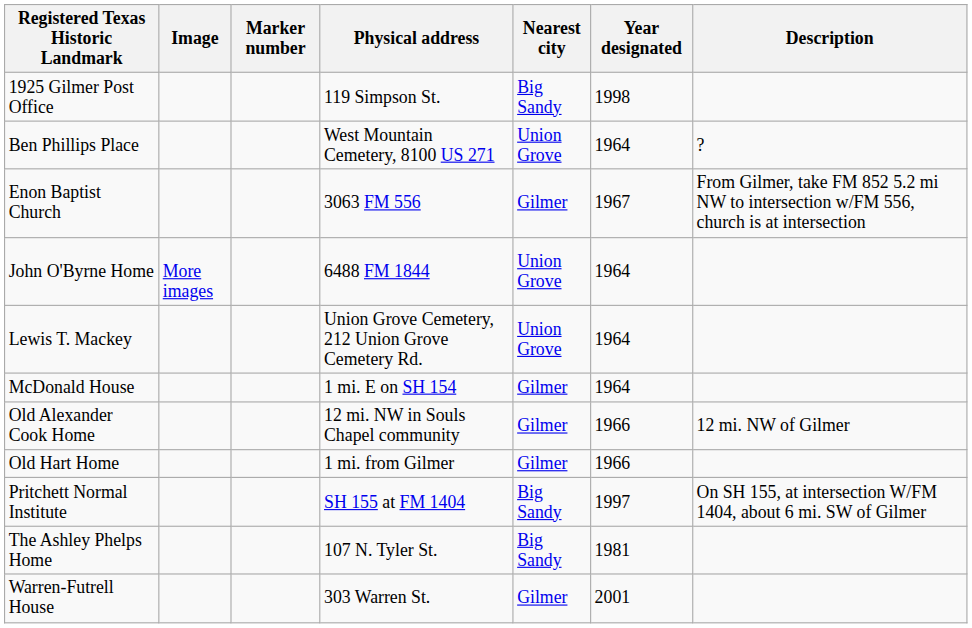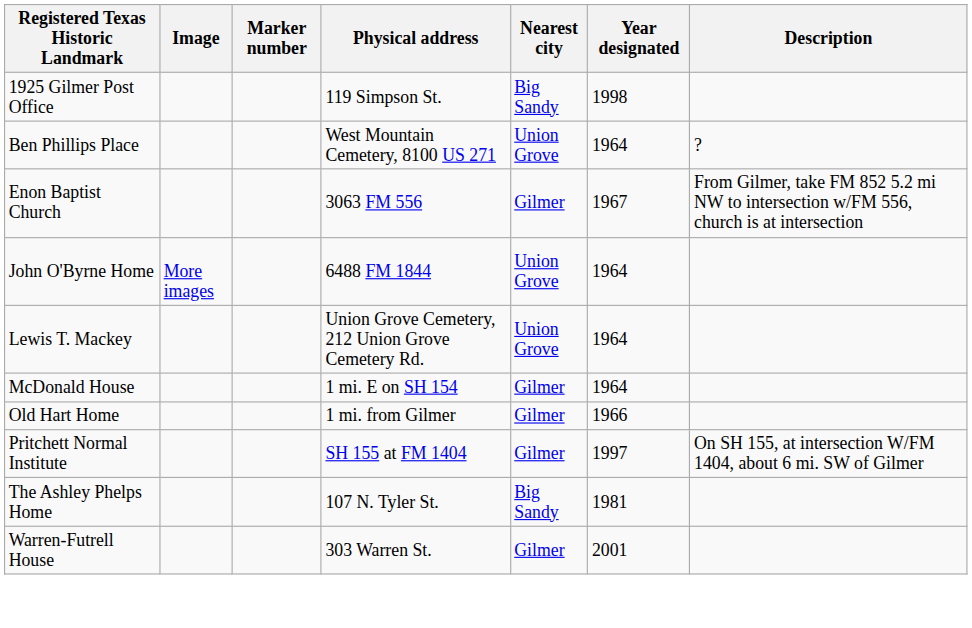- row: (61, 425)
(539, 501) Big Sandy -> (539, 453) Gilmer
